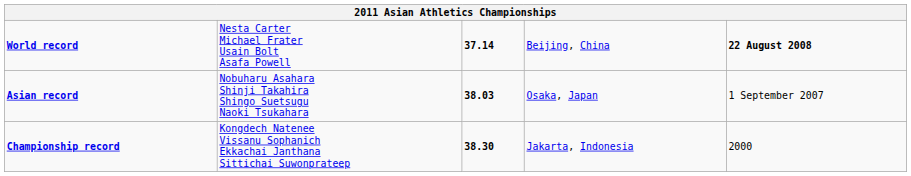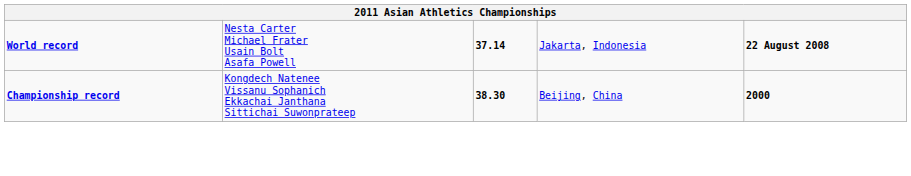(568, 46) Beijing, China -> (593, 46) Jakarta, Indonesia
- row: (42, 96)
(580, 146) Jakarta, Indonesia -> (581, 96) Beijing, China
(740, 146) normal -> (758, 96) bold
